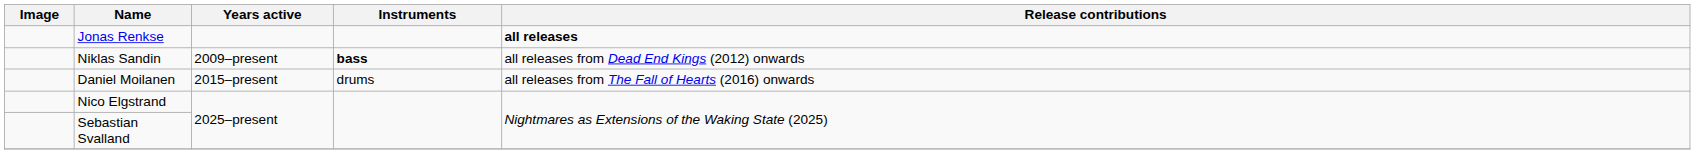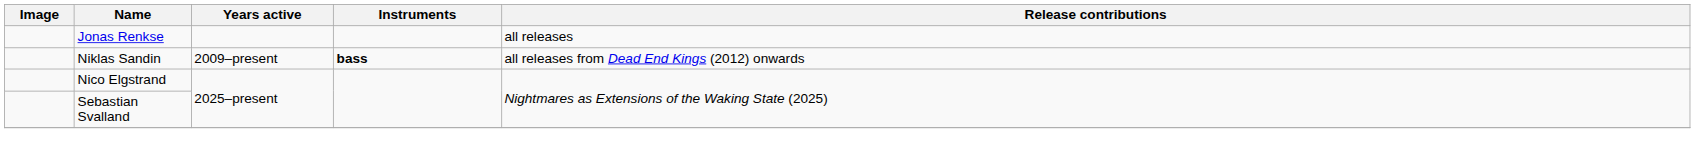(541, 36) bold -> (539, 36) normal
- row: (126, 79)
